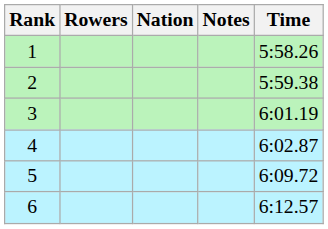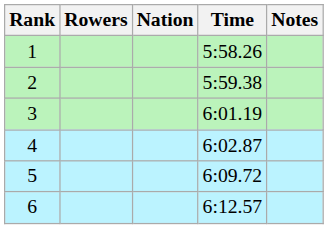columns swapped: (288, 20) <-> (226, 20)
